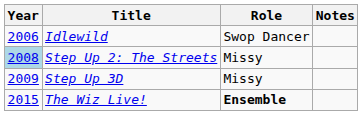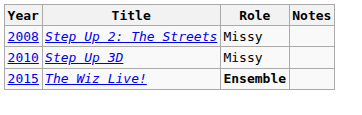- row: (76, 36)
(23, 57) lightblue background -> (23, 36) no background
(23, 79) 2009 -> (23, 57) 2010
